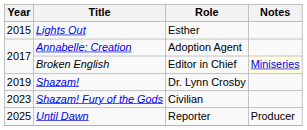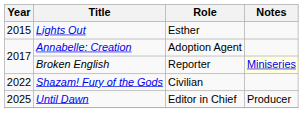(202, 64) Editor in Chief -> (189, 64) Reporter
- row: (58, 82)
(19, 99) 2023 -> (19, 82) 2022
(189, 116) Reporter -> (202, 99) Editor in Chief
